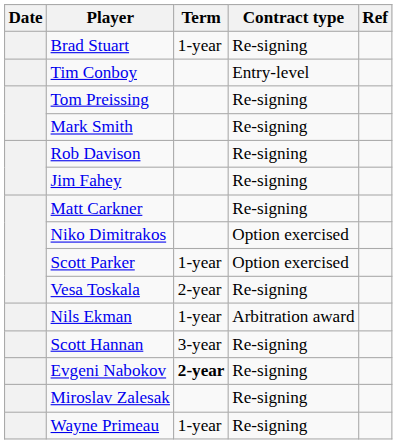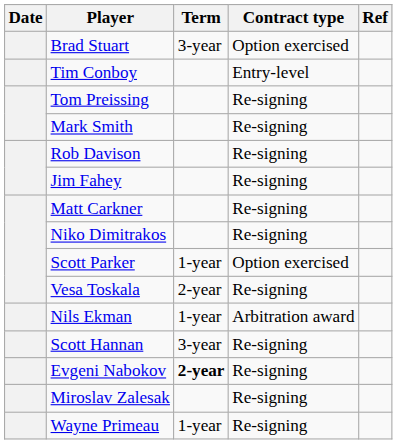(200, 45) 1-year -> (200, 45) 3-year
(270, 45) Re-signing -> (291, 45) Option exercised
(291, 235) Option exercised -> (270, 235) Re-signing
